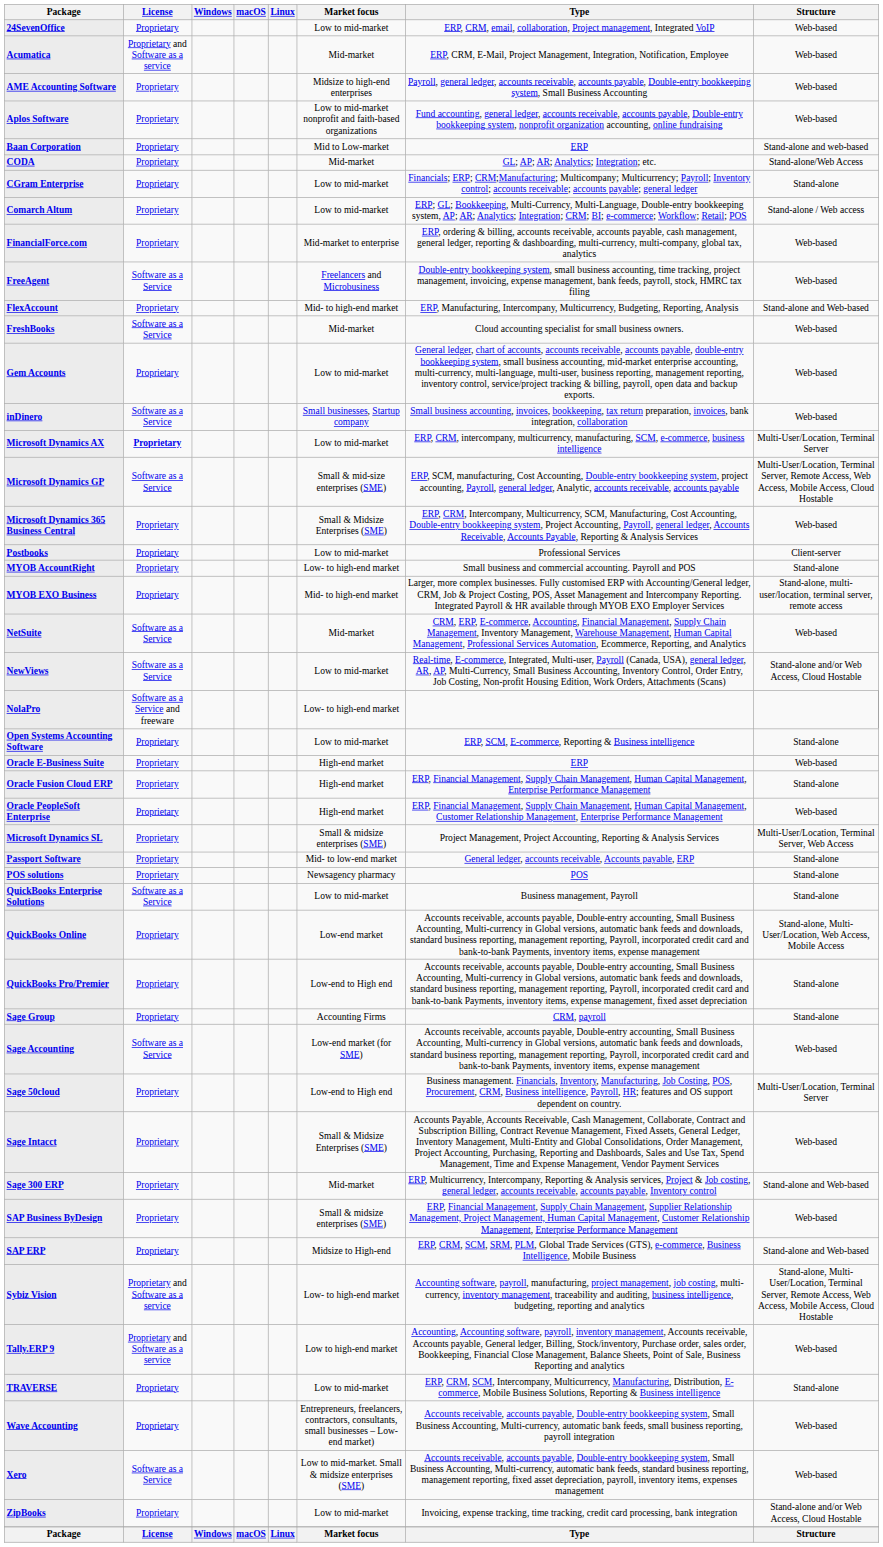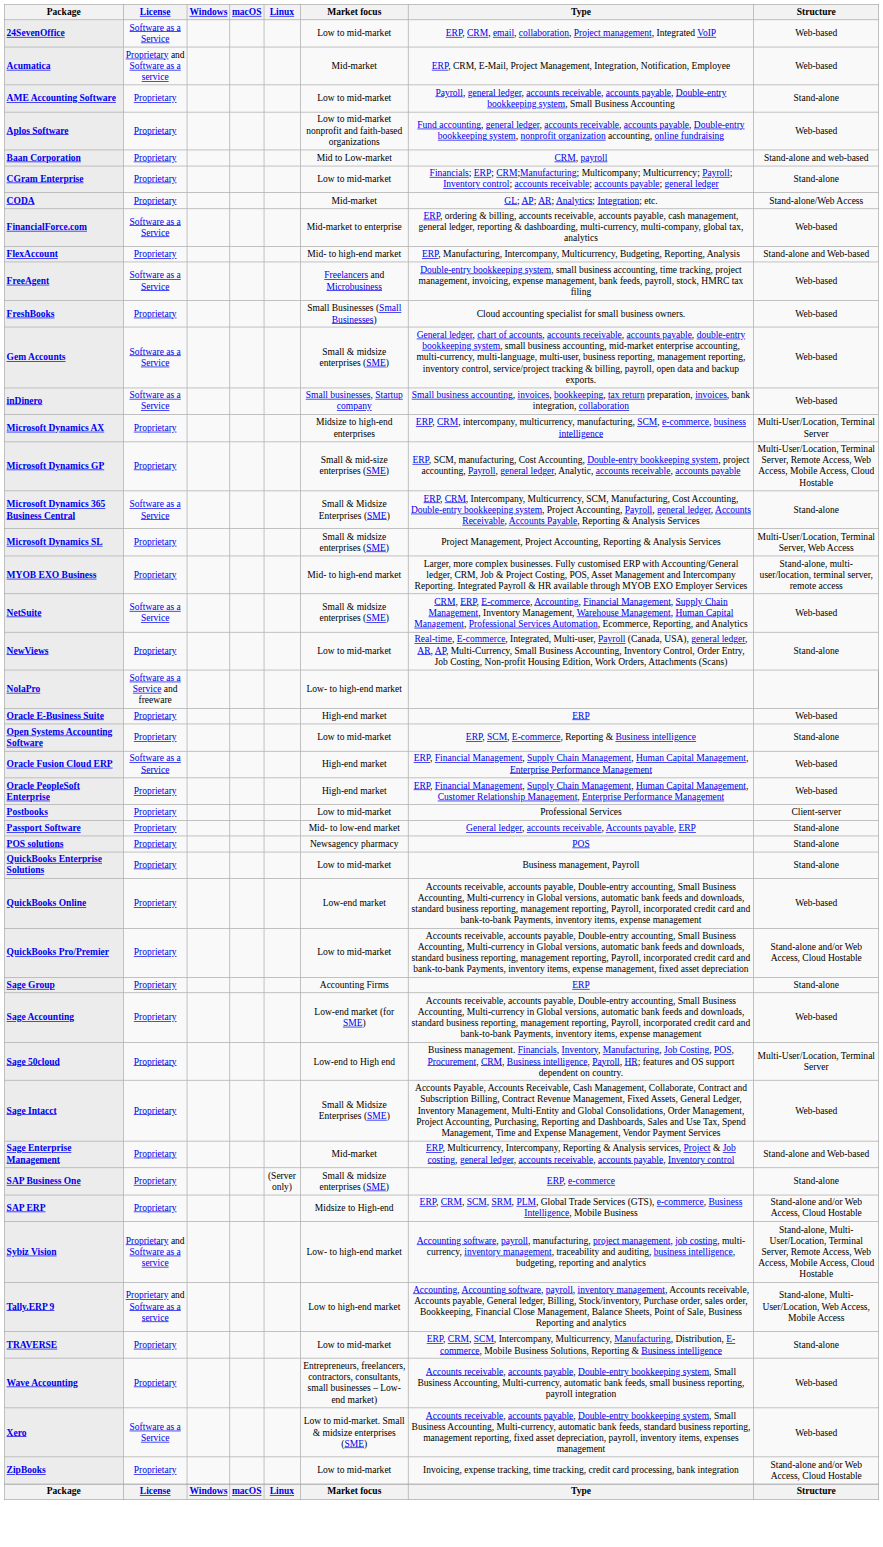(157, 27) Proprietary -> (155, 33) Software as a Service
(351, 87) Midsize to high-end enterprises -> (354, 98) Low to mid-market
(816, 87) Web-based -> (816, 98) Stand-alone
(579, 146) ERP -> (581, 157) CRM, payroll
rows swapped: (45, 183) <-> (21, 162)
- row: (39, 210)
(157, 242) Proprietary -> (155, 227) Software as a Service
rows swapped: (32, 307) <-> (28, 281)
(157, 329) Software as a Service -> (155, 313) Proprietary
(351, 329) Mid-market -> (354, 313) Small Businesses (Small Businesses)
(157, 372) Proprietary -> (155, 357) Software as a Service
(351, 372) Low to mid-market -> (354, 357) Small & midsize enterprises (SME)
(157, 443) bold -> (155, 427) normal
(351, 443) Low to mid-market -> (354, 427) Midsize to high-end enterprises
(157, 481) Software as a Service -> (155, 465) Proprietary
(157, 525) Proprietary -> (155, 509) Software as a Service
(816, 525) Web-based -> (816, 509) Stand-alone
rows swapped: (55, 838) <-> (27, 552)
- row: (51, 567)
(351, 632) Mid-market -> (354, 612) Small & midsize enterprises (SME)
(157, 671) Software as a Service -> (155, 650) Proprietary
(816, 671) Stand-alone and/or Web Access, Cloud Hostable -> (816, 650) Stand-alone
rows swapped: (59, 741) <-> (55, 763)
(157, 784) Proprietary -> (155, 764) Software as a Service
(816, 784) Stand-alone -> (816, 764) Web-based
(157, 896) Software as a Service -> (155, 865) Proprietary
(816, 934) Stand-alone, Multi-User/Location, Web Access, Mobile Access -> (816, 903) Web-based
(351, 983) Low-end to High end -> (354, 952) Low to mid-market
(816, 983) Stand-alone -> (816, 952) Stand-alone and/or Web Access, Cloud Hostable
(579, 1016) CRM, payroll -> (581, 984) ERP
(157, 1048) Software as a Service -> (155, 1017) Proprietary
- row: (35, 1185)
+ row: (39, 1154)
- row: (54, 1218)
+ row: (44, 1181)
(816, 1250) Stand-alone and Web-based -> (816, 1207) Stand-alone and/or Web Access, Cloud Hostable
(816, 1349) Web-based -> (816, 1306) Stand-alone, Multi-User/Location, Web Access, Mobile Access
